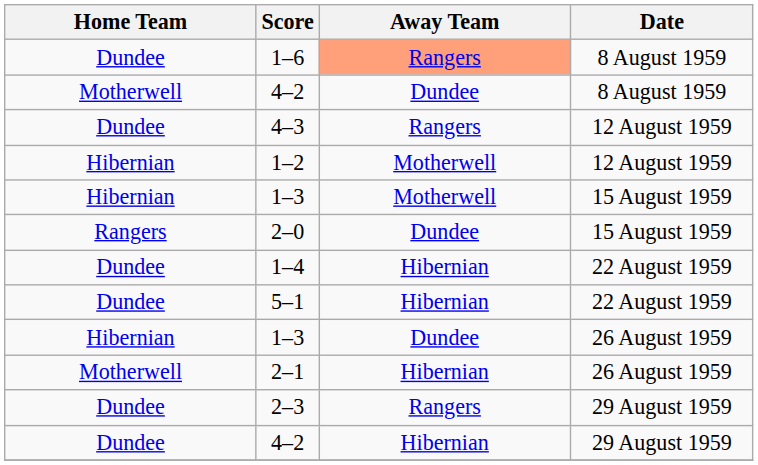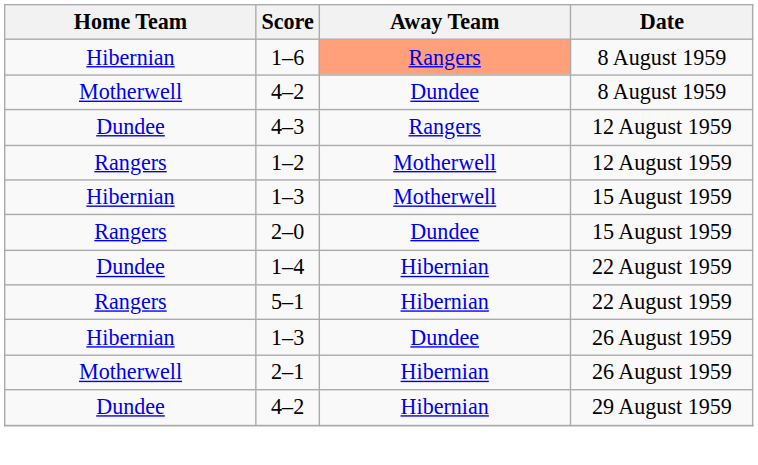(131, 57) Dundee -> (131, 57) Hibernian
(131, 162) Hibernian -> (131, 162) Rangers
(131, 302) Dundee -> (131, 302) Rangers
- row: (288, 407)
